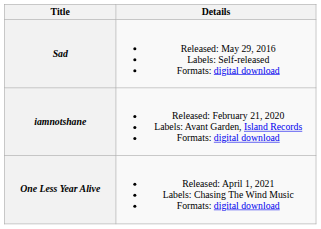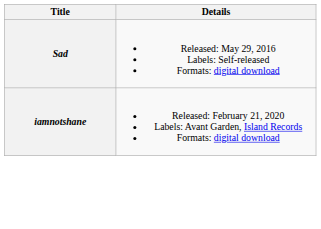- row: (60, 189)
